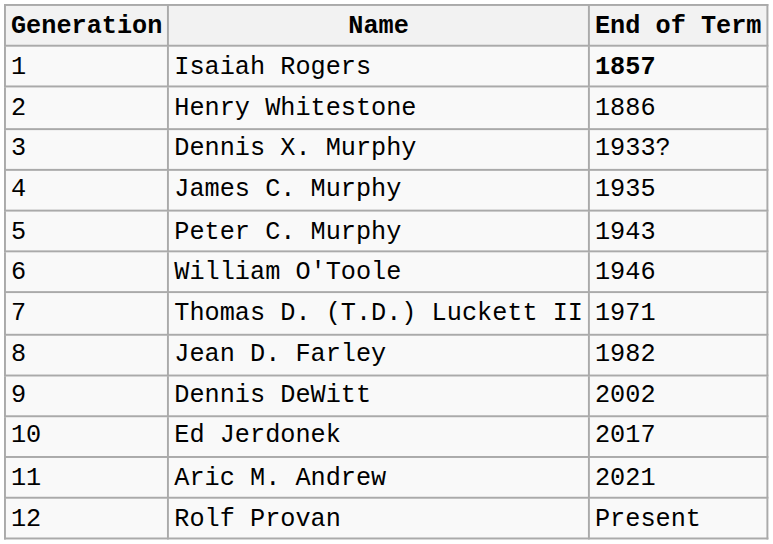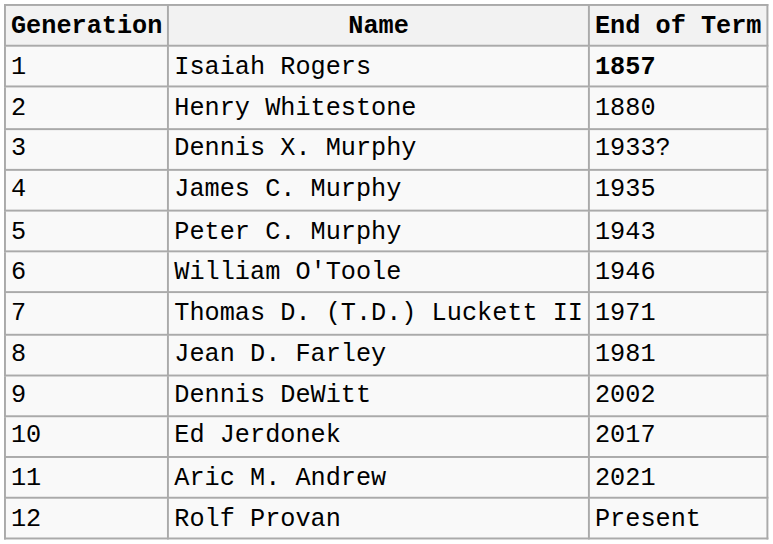(625, 108) 1886 -> (625, 108) 1880
(625, 354) 1982 -> (625, 354) 1981
